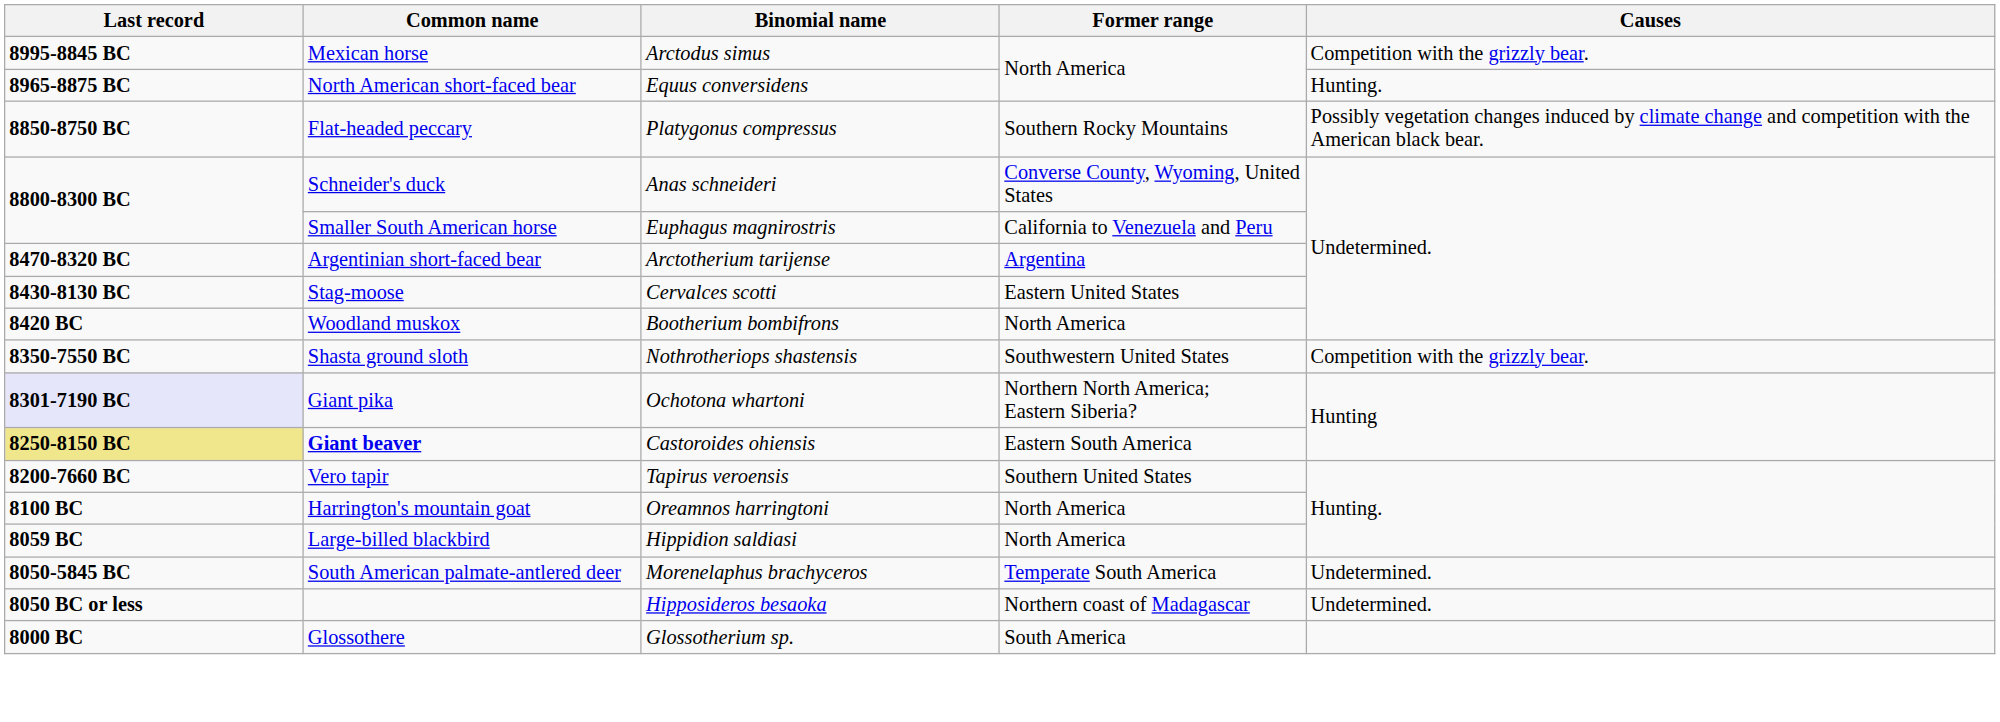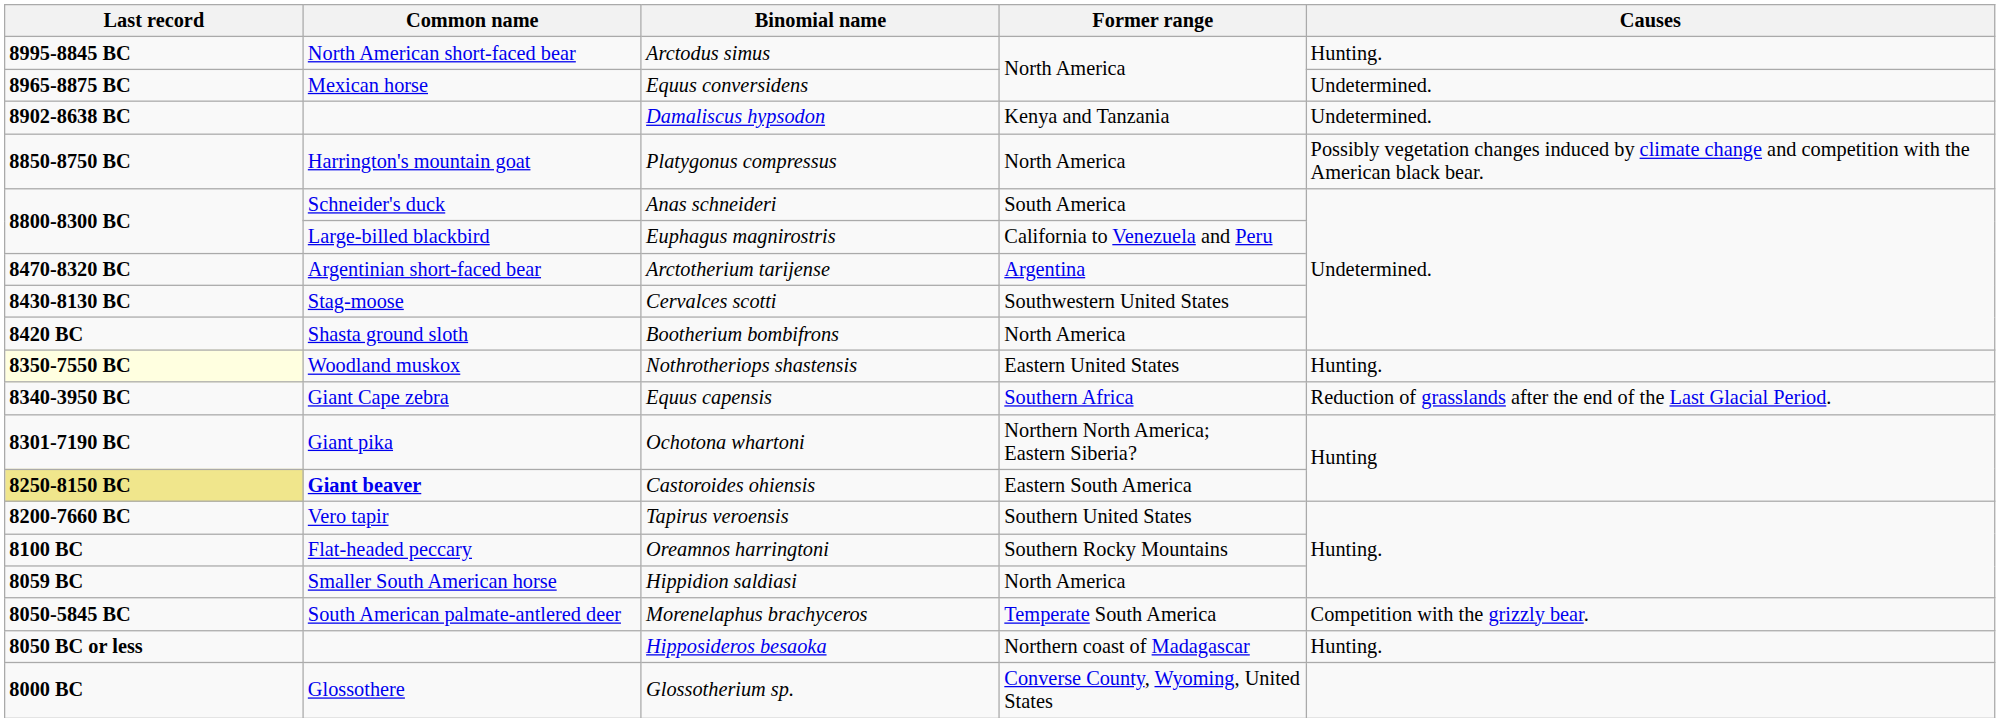(368, 52) Mexican horse -> (442, 52) North American short-faced bear
(1450, 52) Competition with the grizzly bear. -> (1346, 52) Hunting.
(442, 85) North American short-faced bear -> (368, 85) Mexican horse
(1346, 85) Hunting. -> (1371, 85) Undetermined.
+ row: (736, 117)
(390, 128) Flat-headed peccary -> (419, 160) Harrington's mountain goat
(1116, 128) Southern Rocky Mountains -> (1065, 160) North America
(1152, 183) Converse County, Wyoming, United States -> (1065, 204) South America
(432, 227) Smaller South American horse -> (399, 236) Large-billed blackbird
(1092, 291) Eastern United States -> (1117, 301) Southwestern United States
(384, 324) Woodland muskox -> (388, 333) Shasta ground sloth
(70, 356) no background -> (70, 365) lightyellow background
(388, 356) Shasta ground sloth -> (384, 365) Woodland muskox
(1117, 356) Southwestern United States -> (1092, 365) Eastern United States
(1450, 356) Competition with the grizzly bear. -> (1346, 365) Hunting.
+ row: (709, 397)
(70, 400) lavender background -> (70, 441) no background
(419, 508) Harrington's mountain goat -> (390, 549) Flat-headed peccary
(1065, 508) North America -> (1116, 549) Southern Rocky Mountains
(399, 540) Large-billed blackbird -> (432, 581) Smaller South American horse
(1371, 572) Undetermined. -> (1450, 614) Competition with the grizzly bear.
(1371, 604) Undetermined. -> (1346, 646) Hunting.
(1065, 637) South America -> (1152, 690) Converse County, Wyoming, United States
